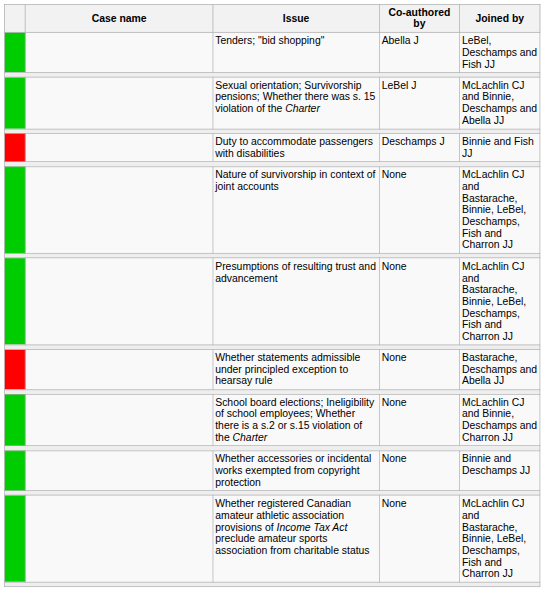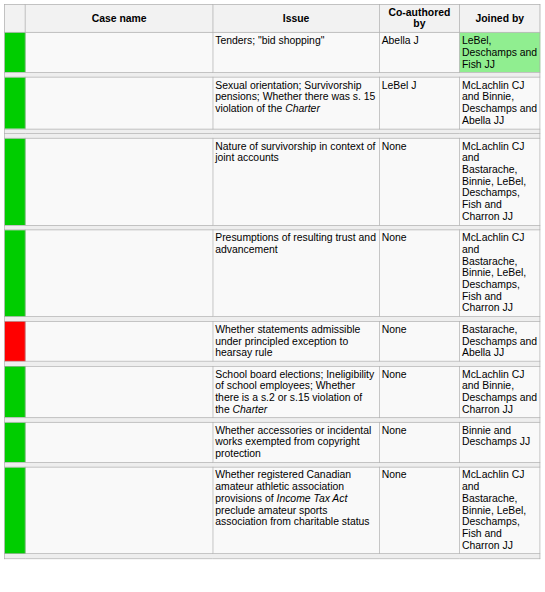(500, 52) no background -> (500, 52) lightgreen background
- row: (294, 147)
